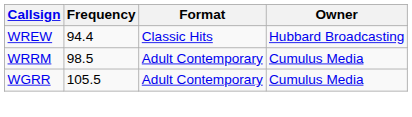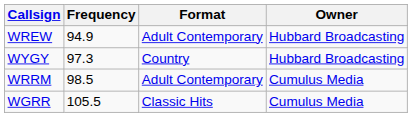(80, 36) 94.4 -> (80, 36) 94.9
(177, 36) Classic Hits -> (202, 36) Adult Contemporary
+ row: (28, 58)
(202, 79) Adult Contemporary -> (177, 101) Classic Hits
